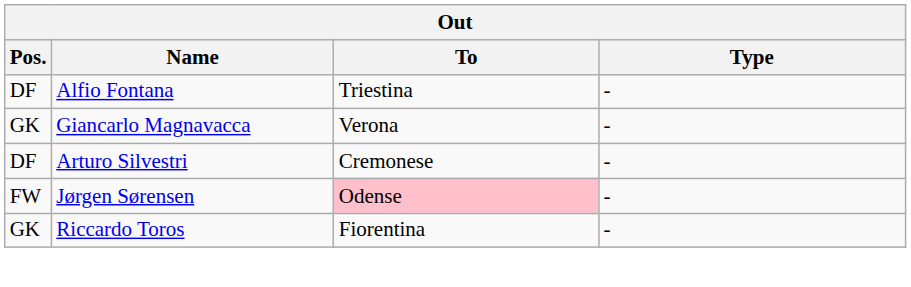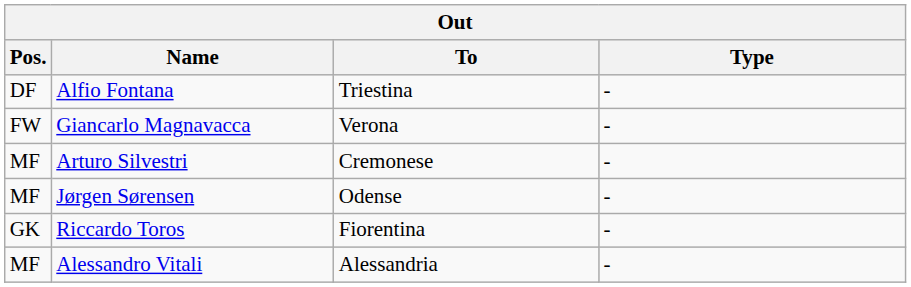(25, 126) GK -> (25, 126) FW
(23, 160) DF -> (25, 160) MF
(25, 195) FW -> (25, 195) MF
(370, 195) pink background -> (370, 195) no background
+ row: (129, 264)
